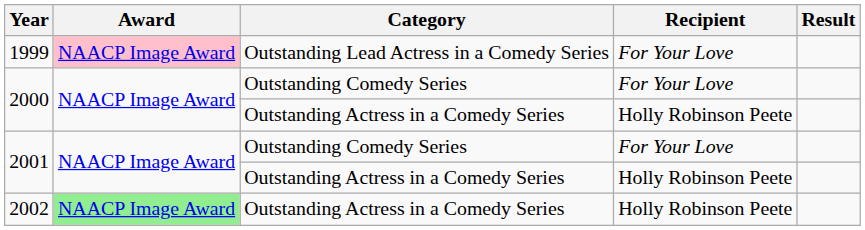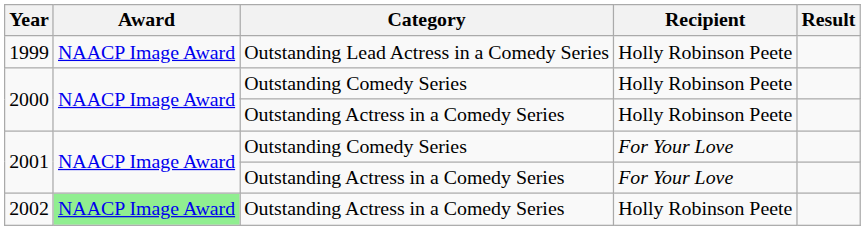(147, 51) pink background -> (147, 51) no background
(676, 51) For Your Love -> (705, 51) Holly Robinson Peete
(676, 83) For Your Love -> (705, 83) Holly Robinson Peete
(705, 177) Holly Robinson Peete -> (676, 177) For Your Love
